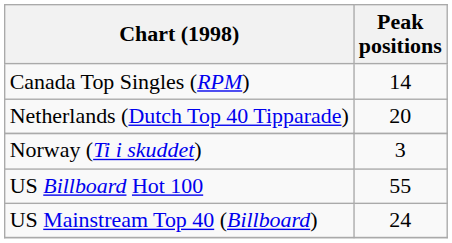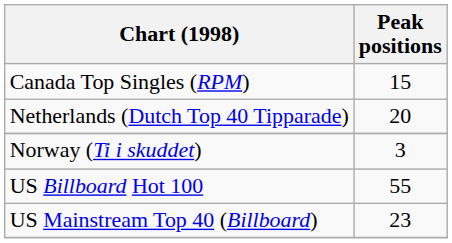(400, 81) 14 -> (400, 81) 15
(400, 220) 24 -> (400, 220) 23
